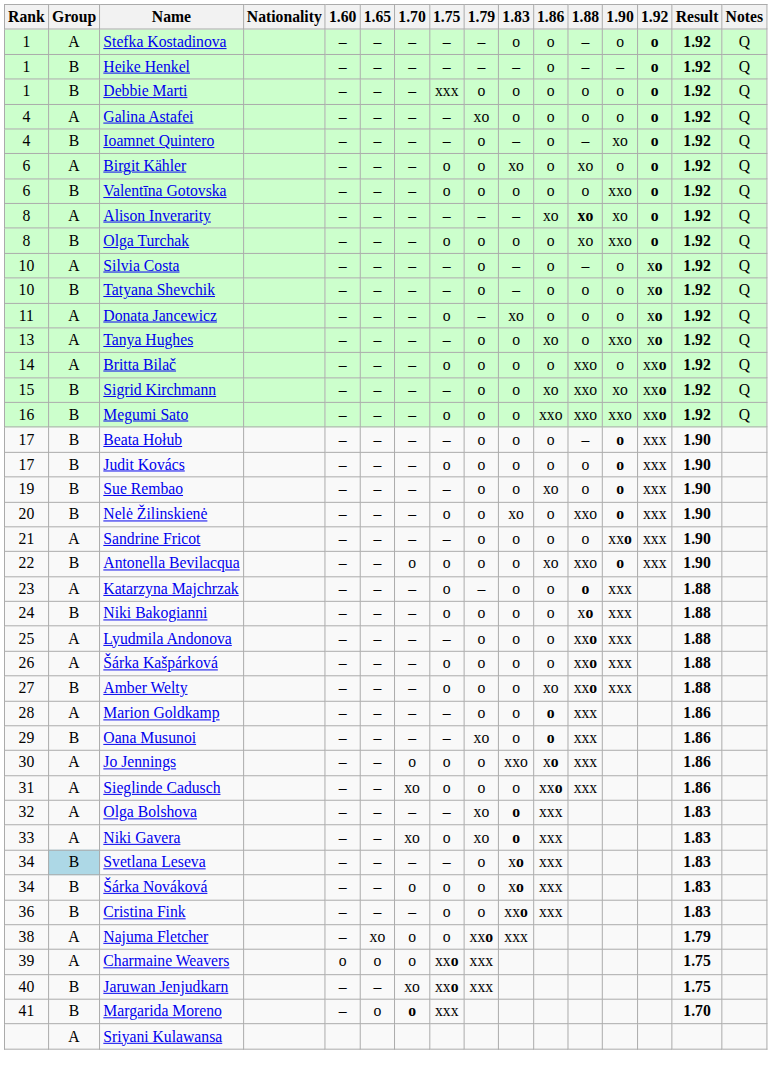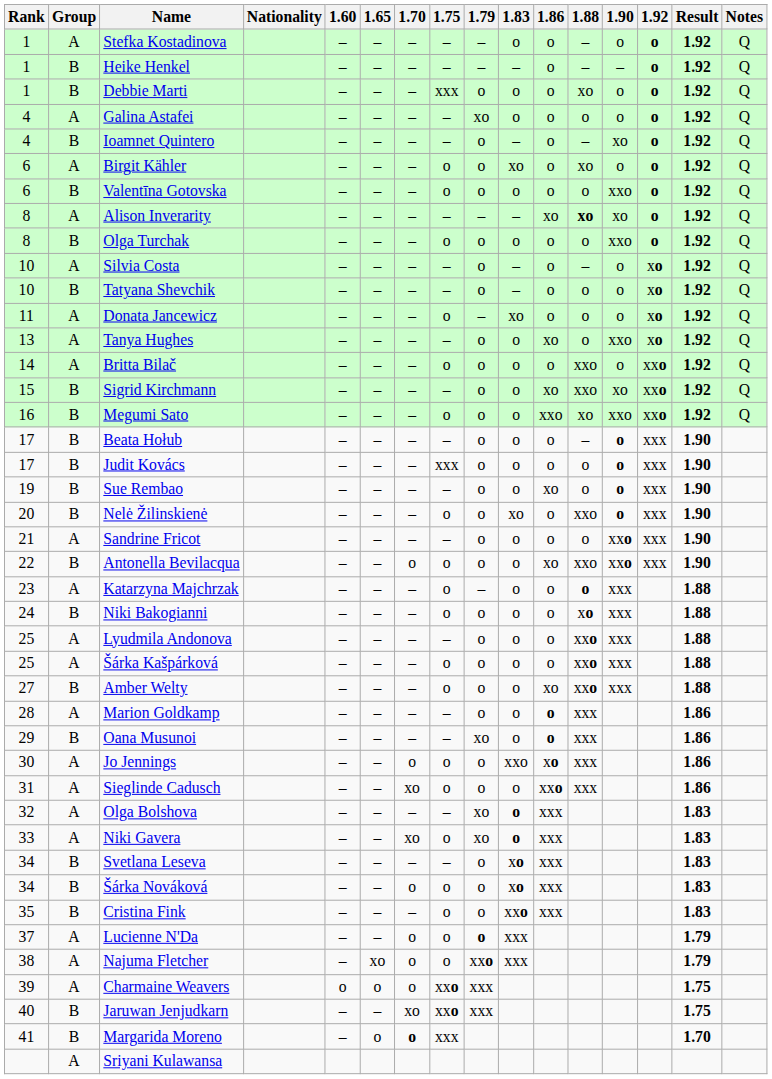(585, 91) o -> (585, 91) xo
(585, 240) xo -> (585, 240) o
(585, 414) xxo -> (585, 414) xo
(447, 464) o -> (447, 464) xxx
(620, 564) o -> (620, 564) xxo
(26, 663) 26 -> (26, 663) 25
(74, 862) lightblue background -> (74, 862) no background
(26, 912) 36 -> (26, 912) 35
+ row: (151, 937)
